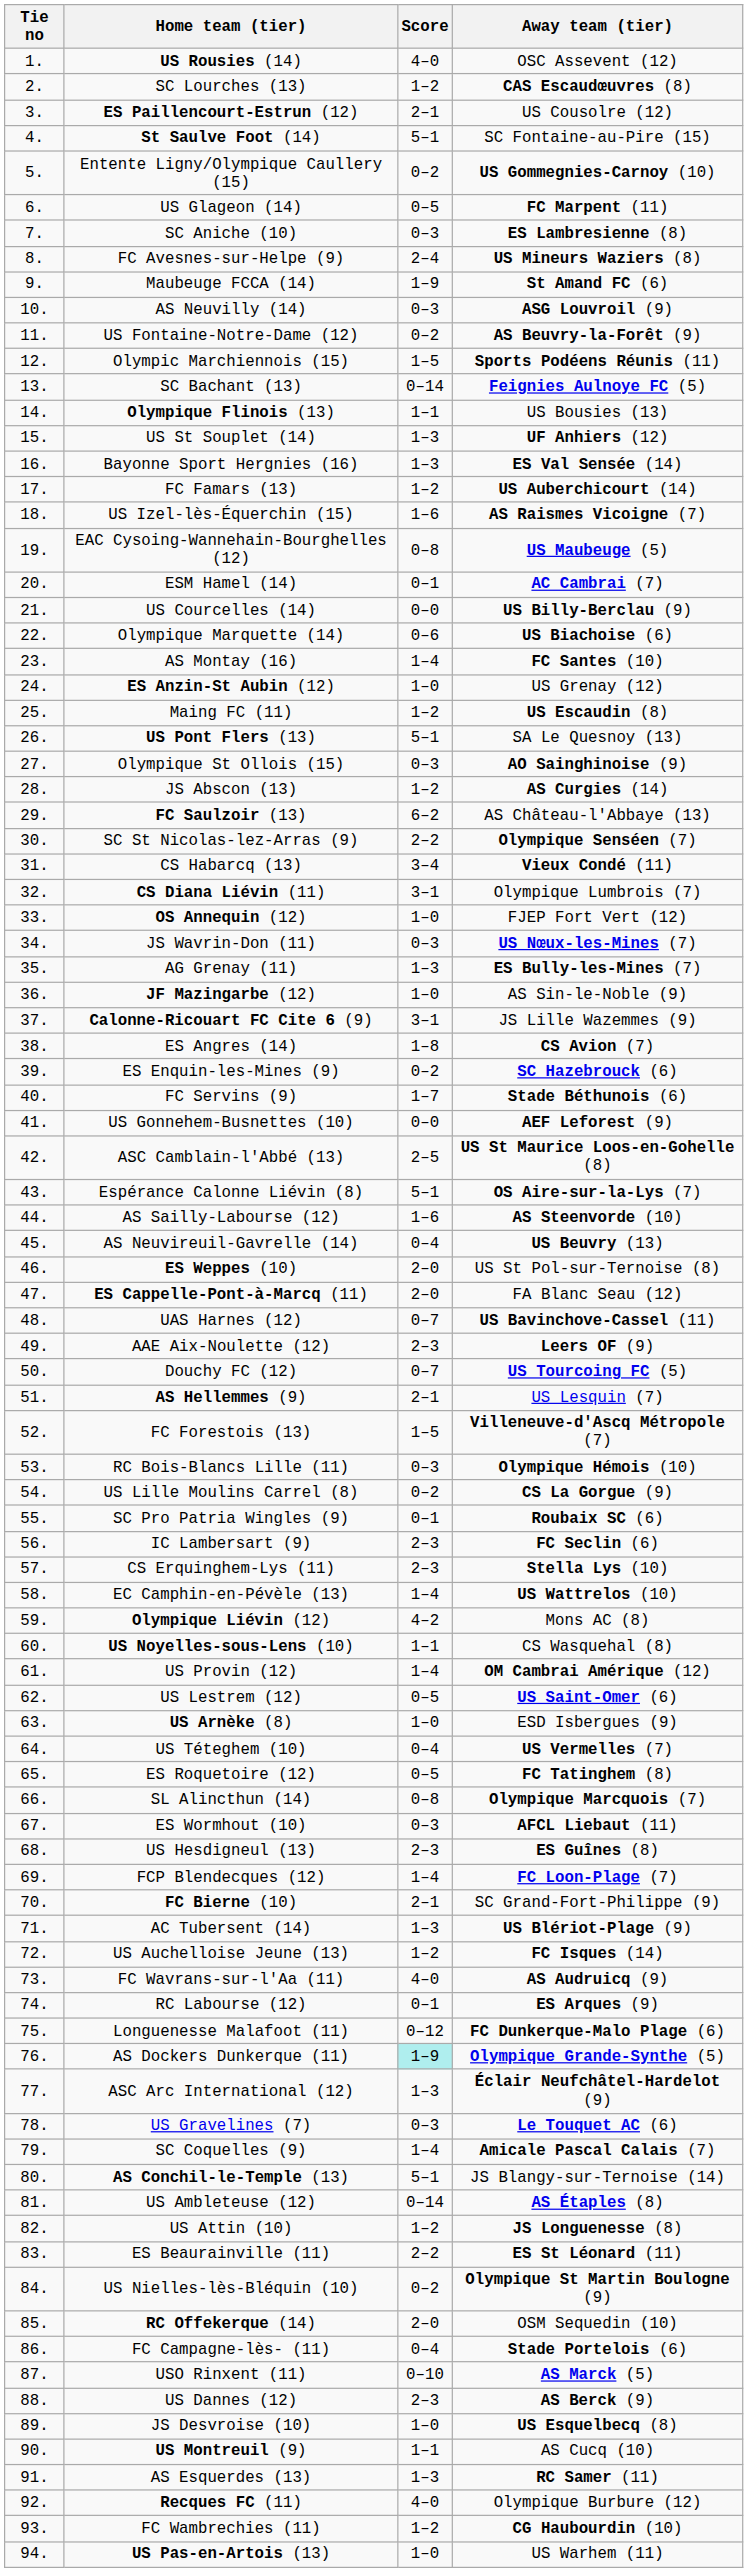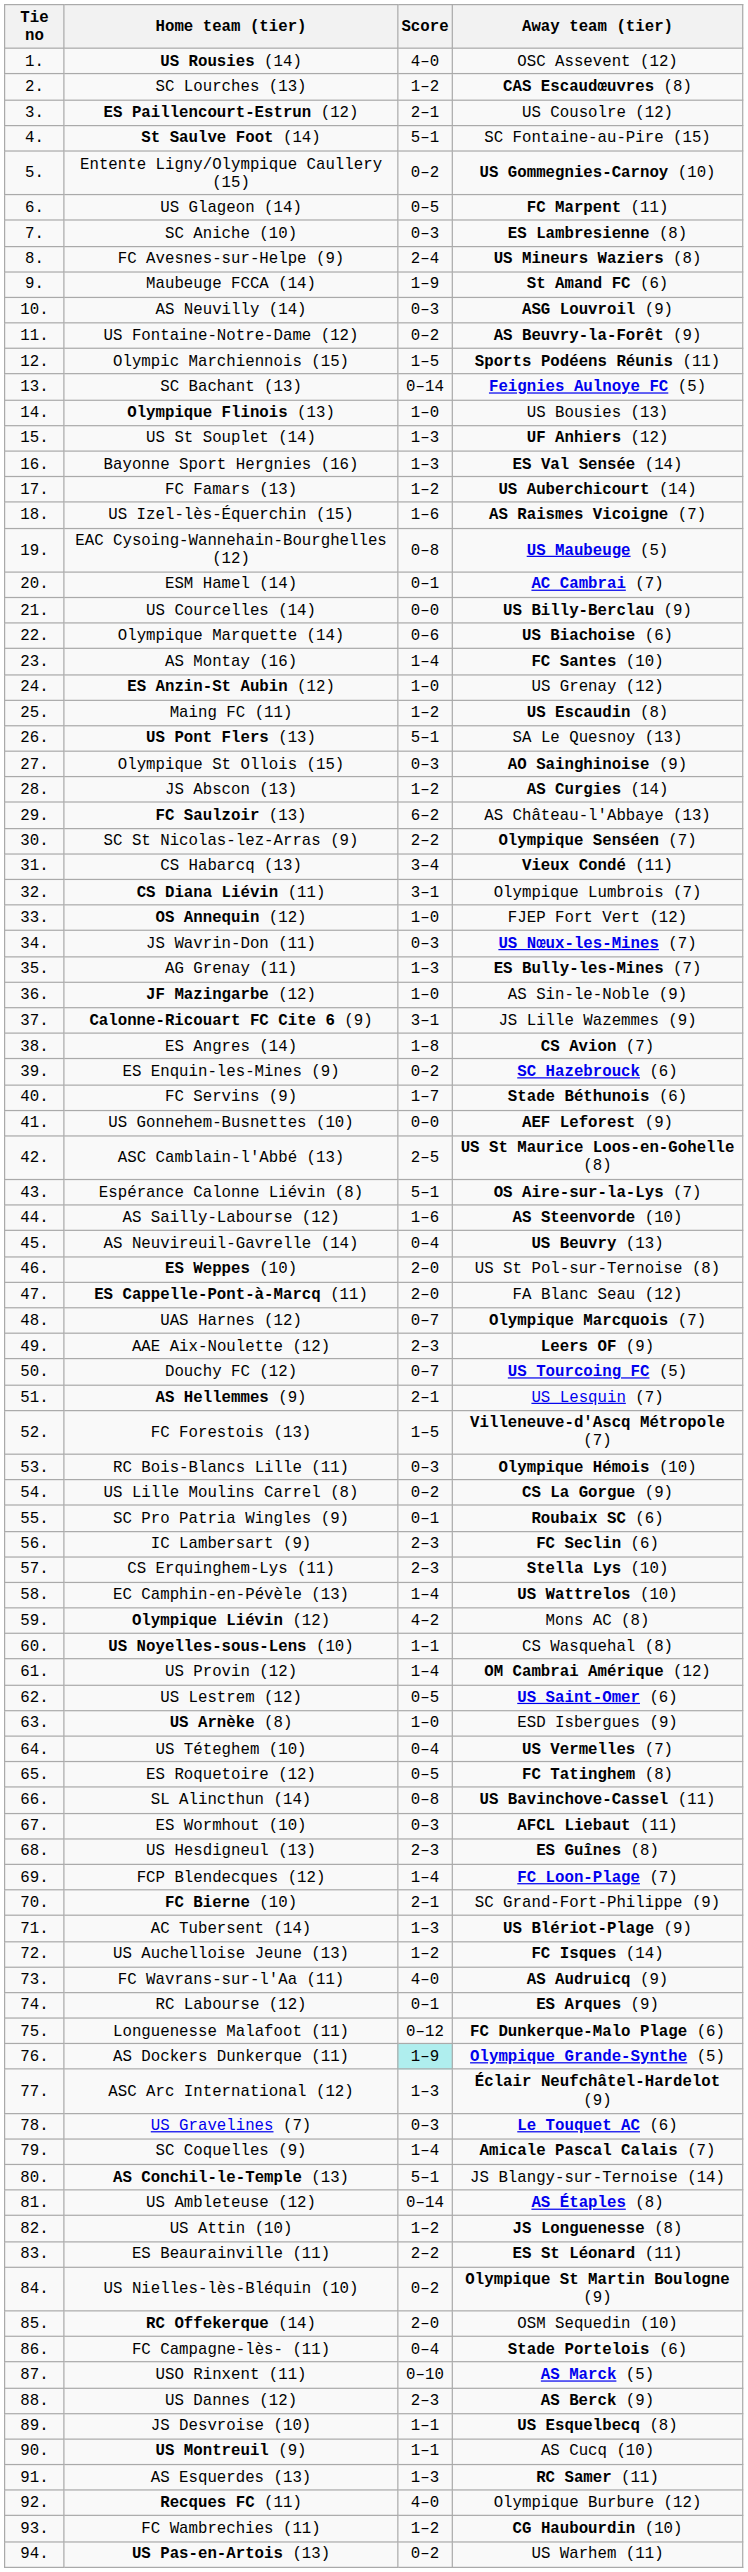(425, 413) 1–1 -> (425, 413) 1–0
(598, 1321) US Bavinchove-Cassel (11) -> (598, 1321) Olympique Marcquois (7)
(598, 1800) Olympique Marcquois (7) -> (598, 1800) US Bavinchove-Cassel (11)
(425, 2426) 1–0 -> (425, 2426) 1–1
(425, 2554) 1–0 -> (425, 2554) 0–2
